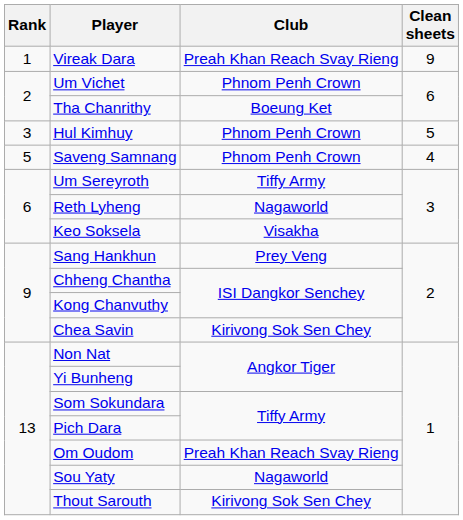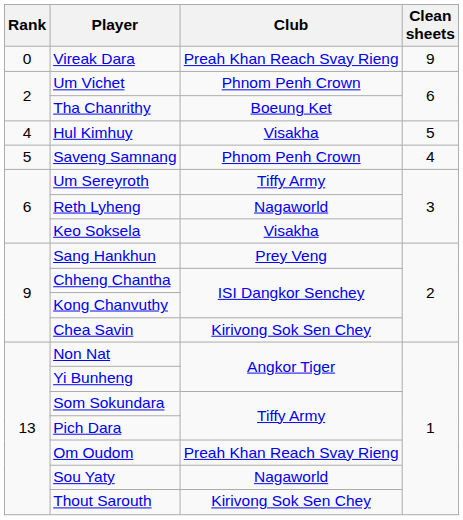(27, 58) 1 -> (27, 58) 0
(27, 132) 3 -> (27, 132) 4
(291, 132) Phnom Penh Crown -> (291, 132) Visakha
